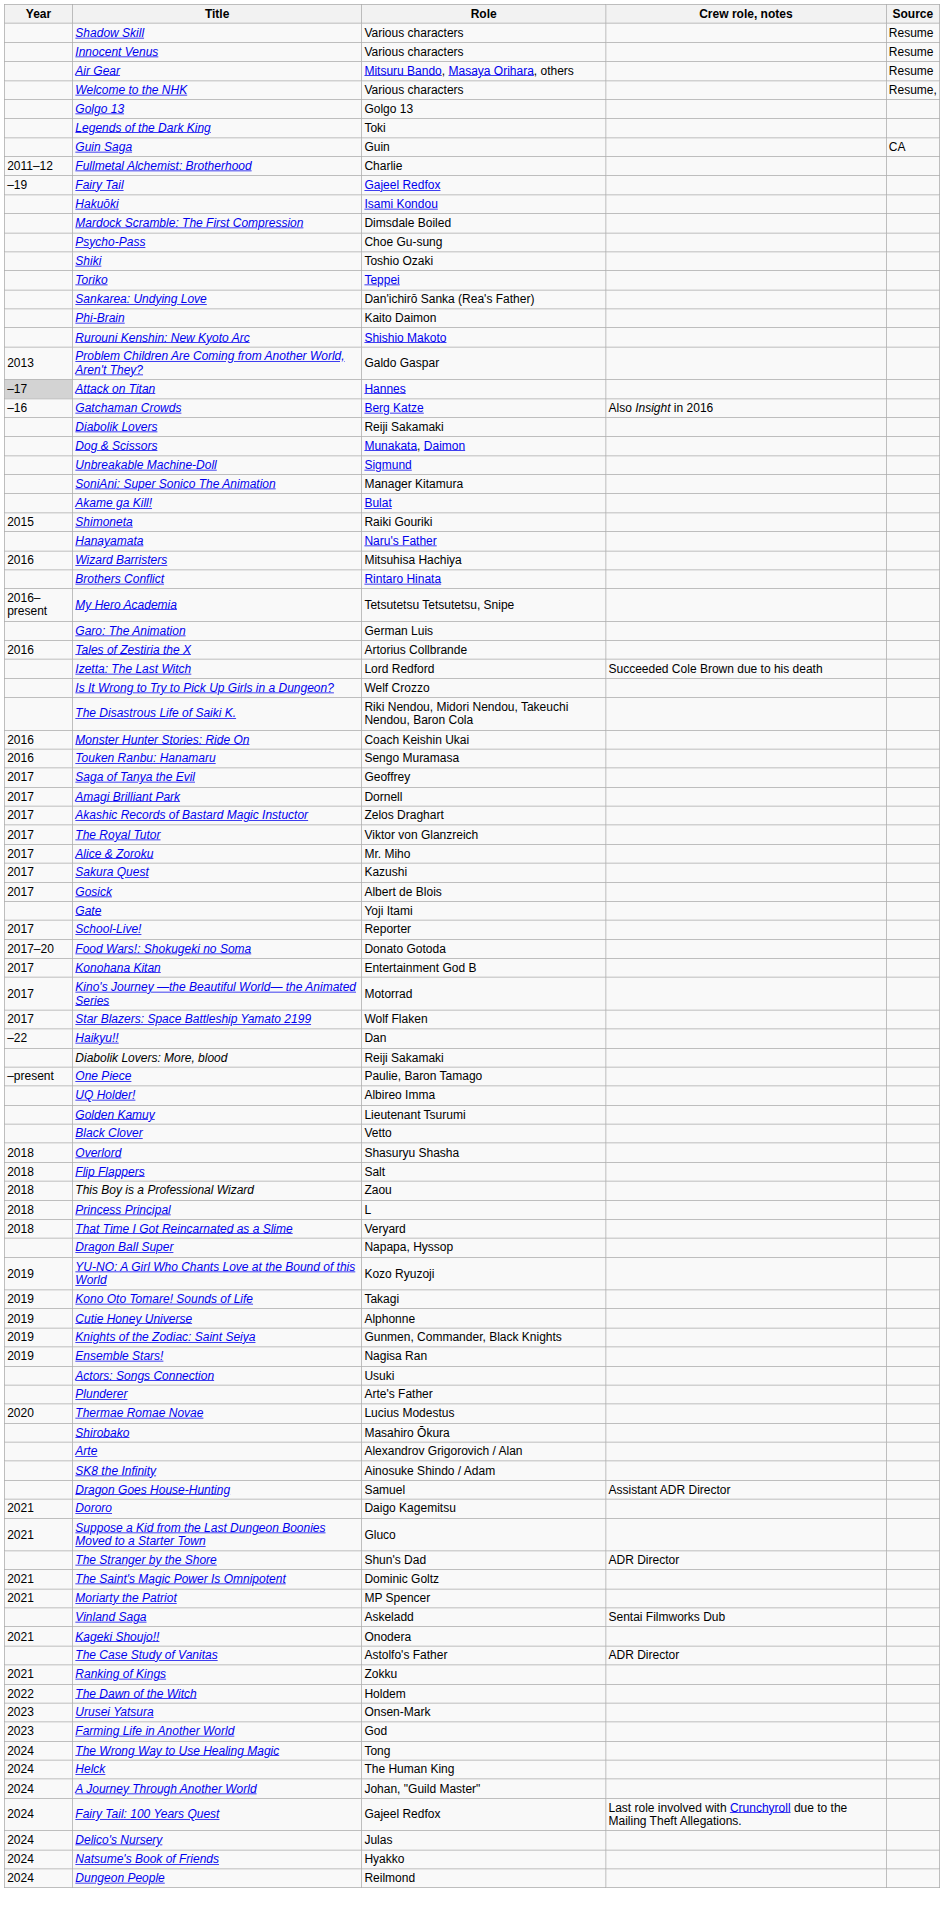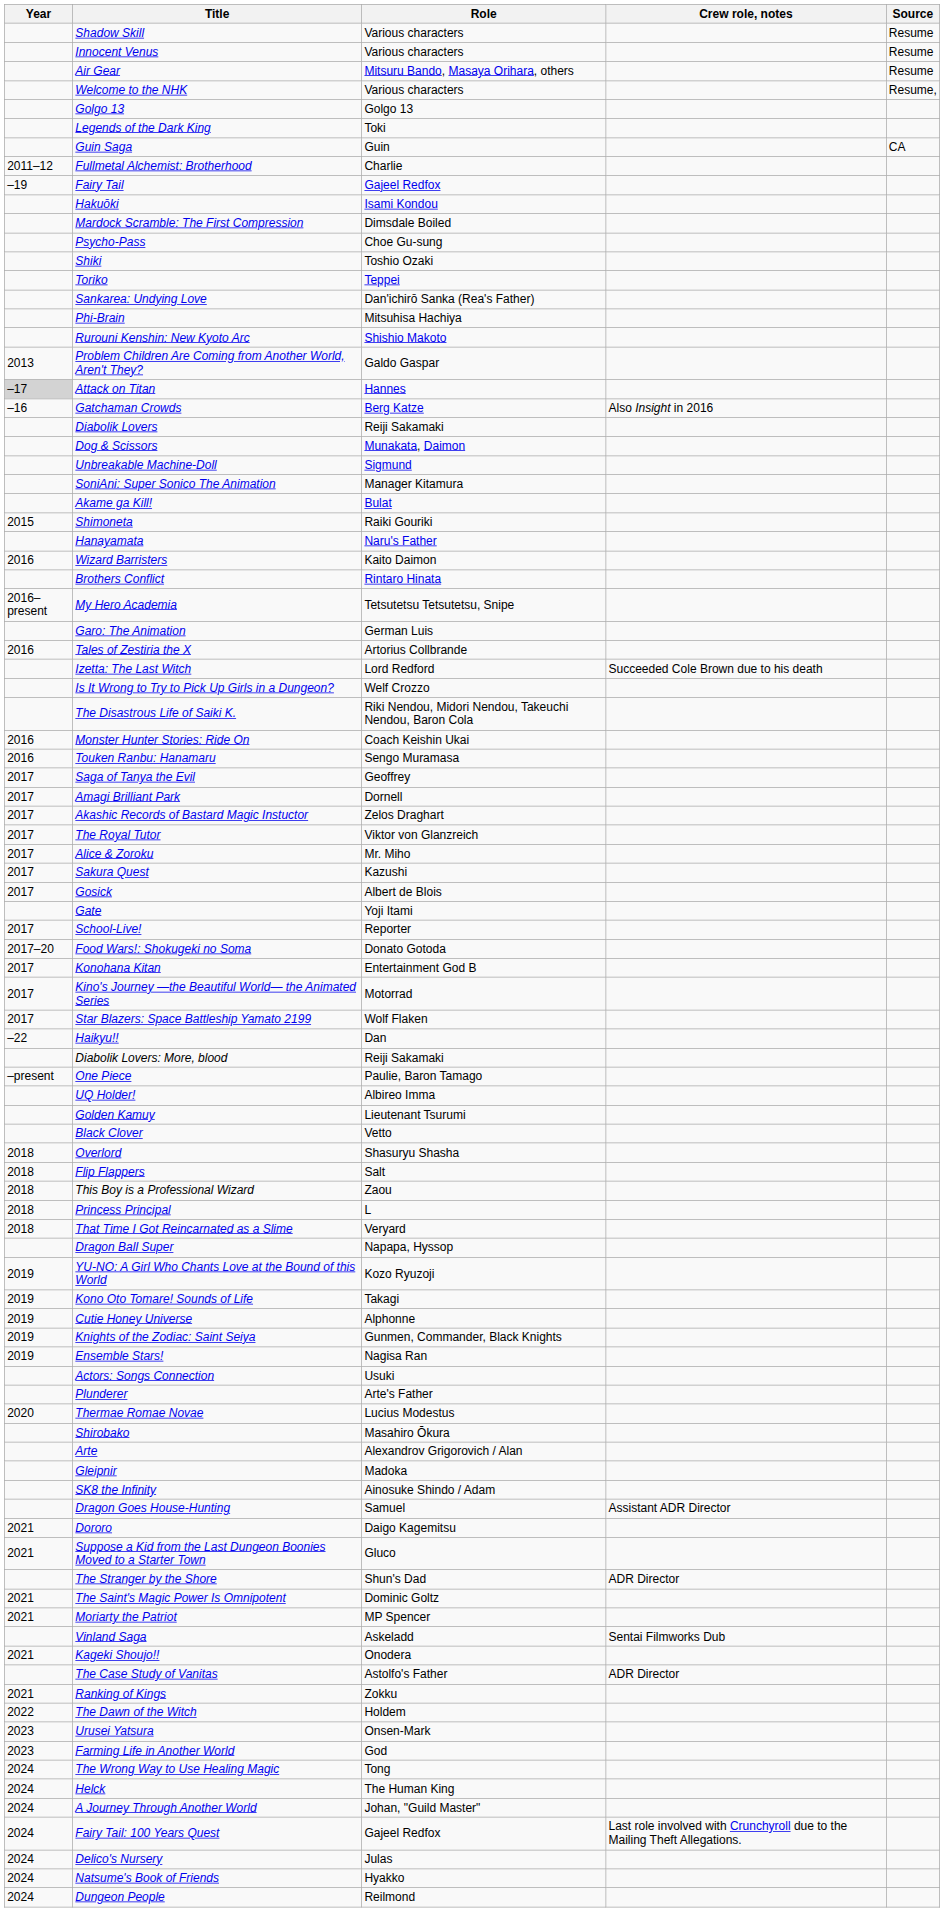(400, 318) Kaito Daimon -> (413, 318) Mitsuhisa Hachiya
(413, 560) Mitsuhisa Hachiya -> (400, 560) Kaito Daimon
+ row: (96, 1470)
